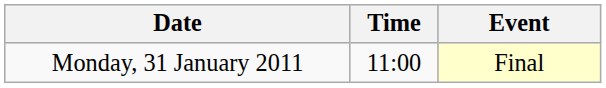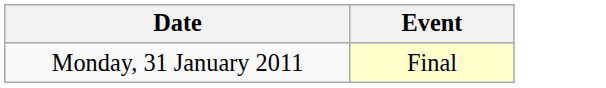- column: (394, 23)
